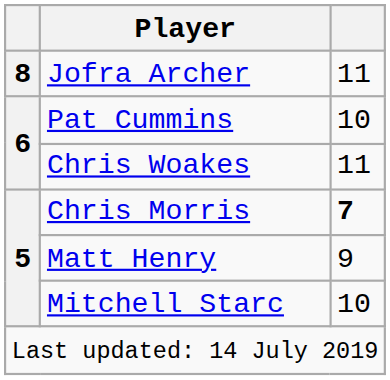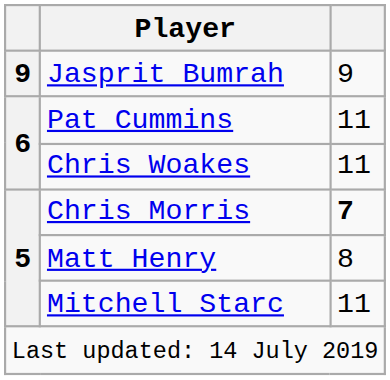+ row: (165, 74)
- row: (149, 74)
(354, 120) 10 -> (354, 120) 11
(346, 258) 9 -> (346, 258) 8
(354, 304) 10 -> (354, 304) 11
